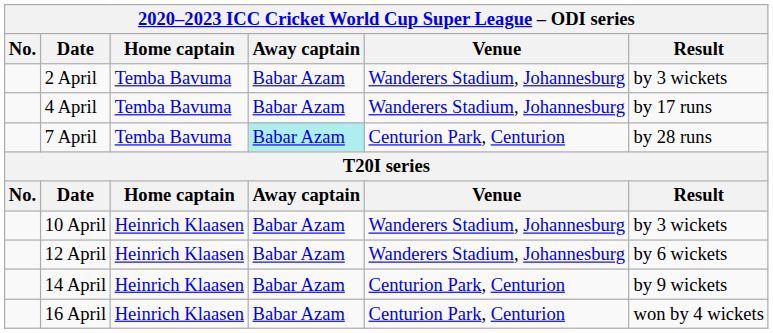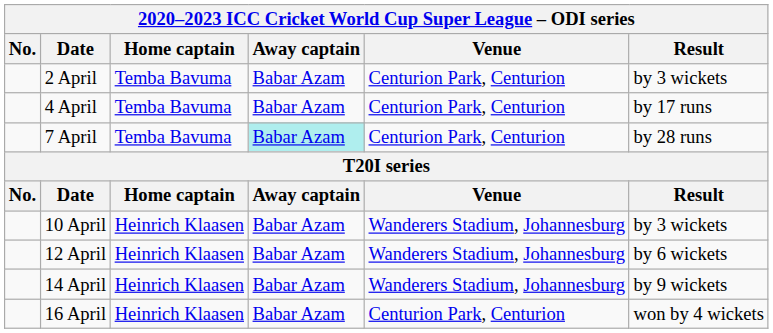(497, 78) Wanderers Stadium, Johannesburg -> (467, 78) Centurion Park, Centurion
(497, 107) Wanderers Stadium, Johannesburg -> (467, 107) Centurion Park, Centurion
(467, 284) Centurion Park, Centurion -> (497, 284) Wanderers Stadium, Johannesburg
